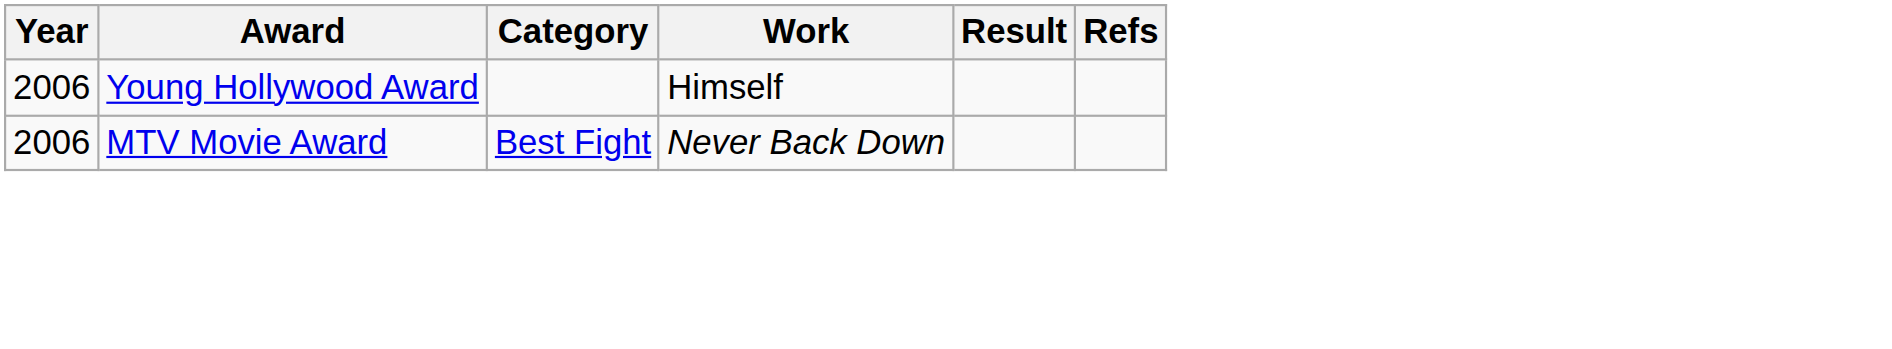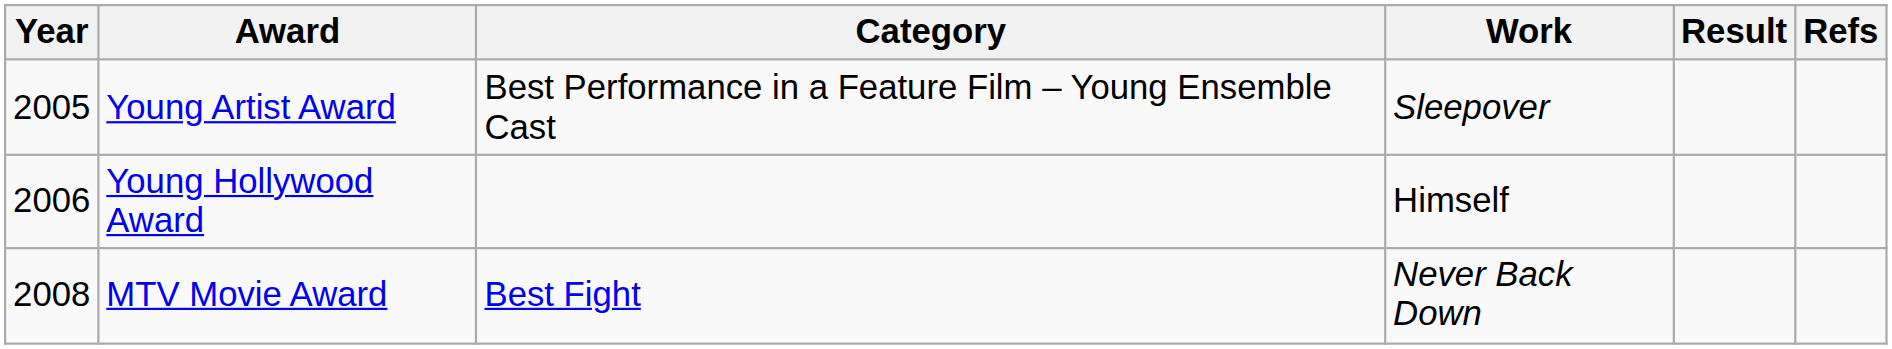+ row: (251, 106)
(52, 142) 2006 -> (52, 294) 2008
